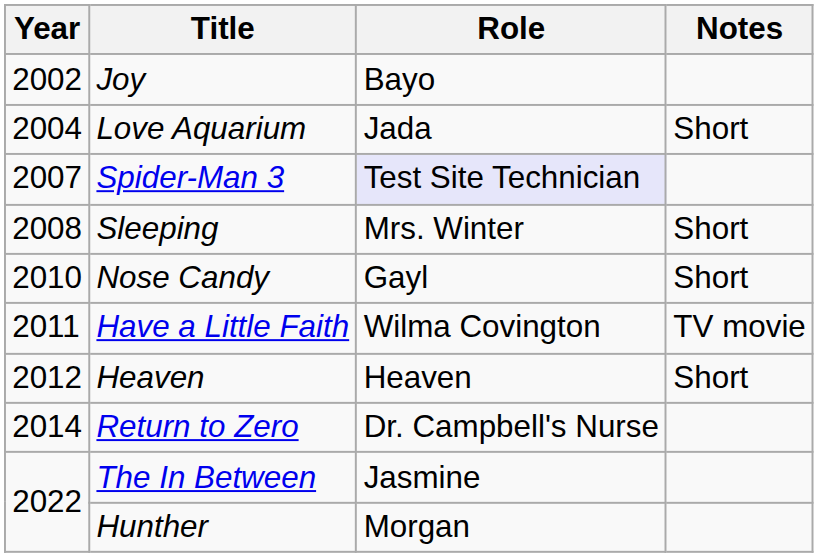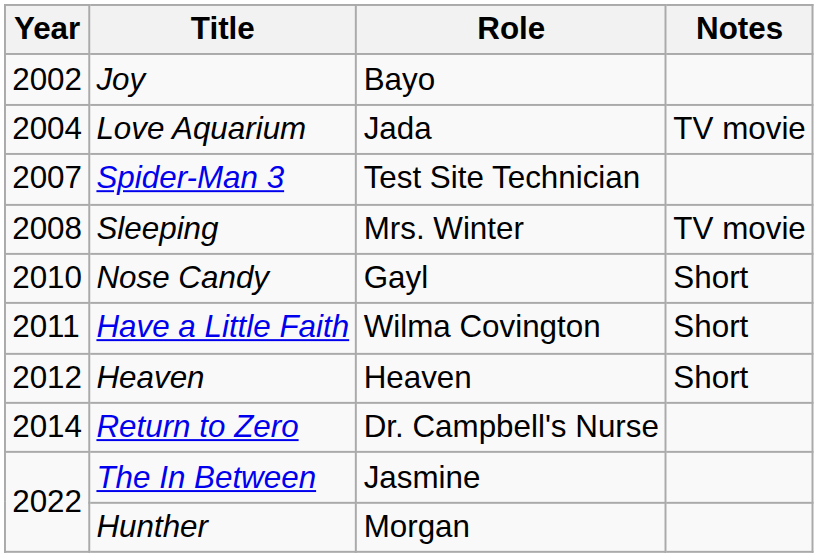(711, 128) Short -> (740, 128) TV movie
(502, 178) lavender background -> (502, 178) no background
(711, 228) Short -> (740, 228) TV movie
(740, 327) TV movie -> (711, 327) Short
